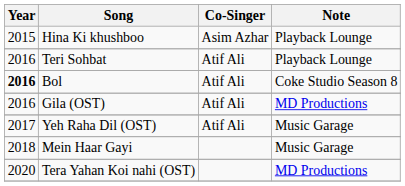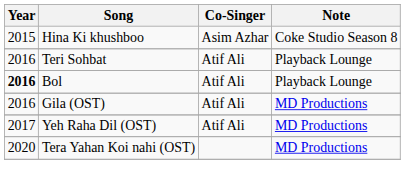(323, 37) Playback Lounge -> (336, 37) Coke Studio Season 8
(336, 81) Coke Studio Season 8 -> (323, 81) Playback Lounge
(314, 125) Music Garage -> (321, 125) MD Productions
- row: (87, 147)
